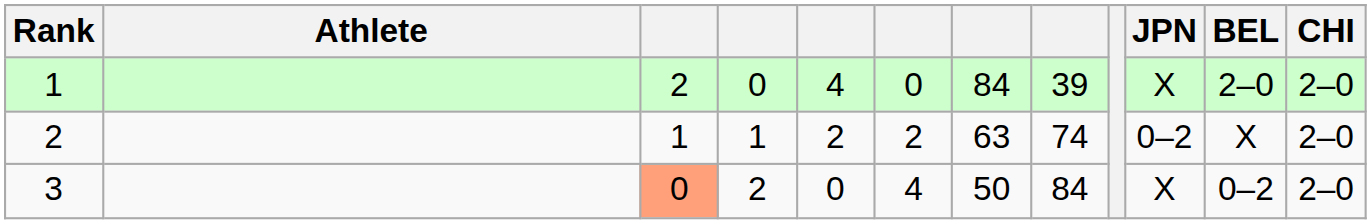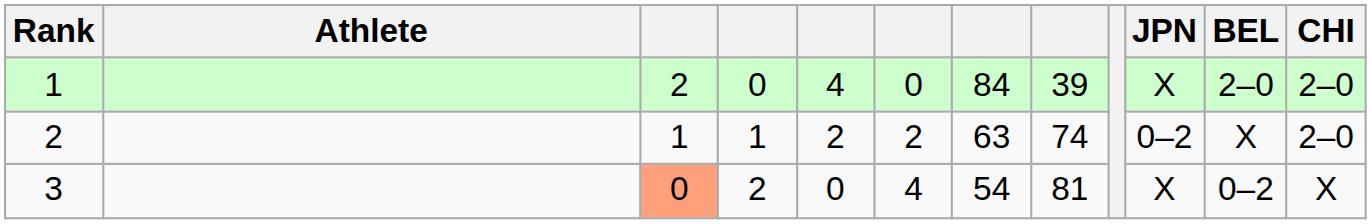(992, 190) 50 -> (992, 190) 54
(1070, 190) 84 -> (1070, 190) 81
(1326, 190) 2–0 -> (1326, 190) X
